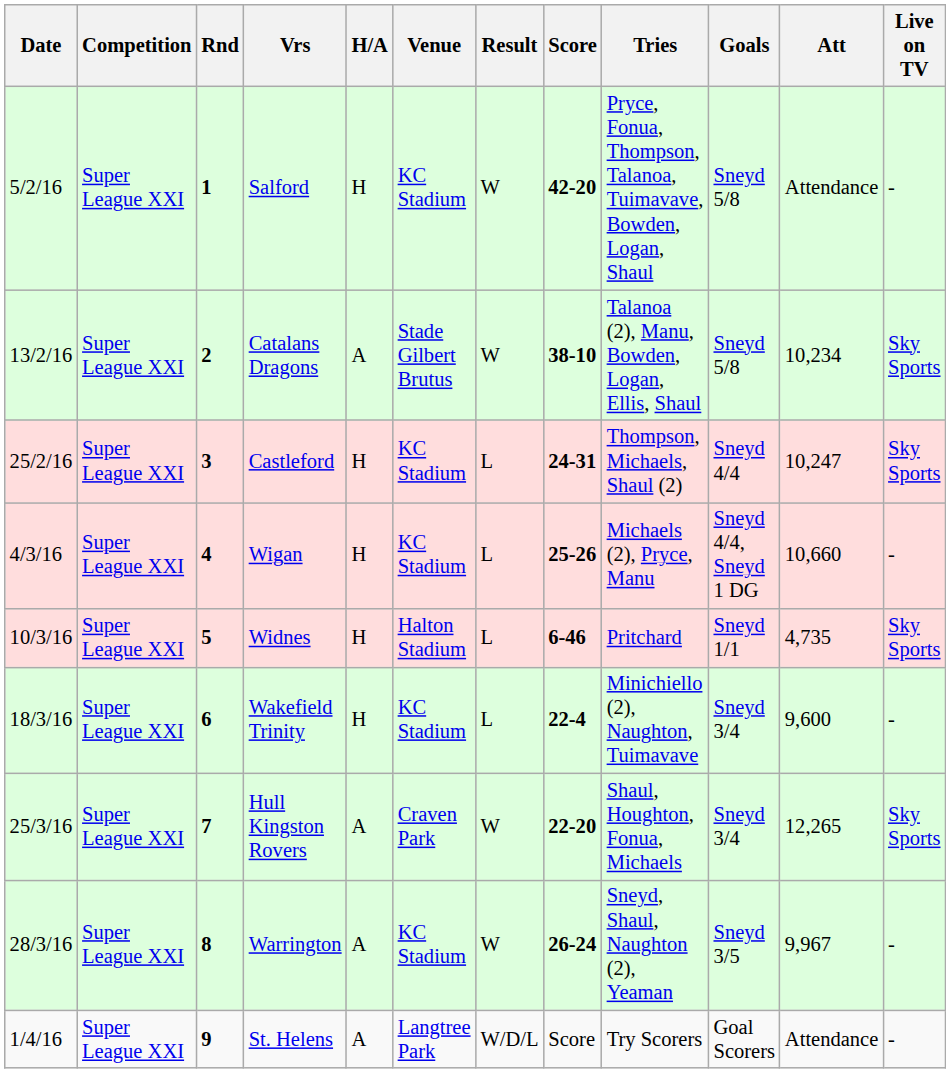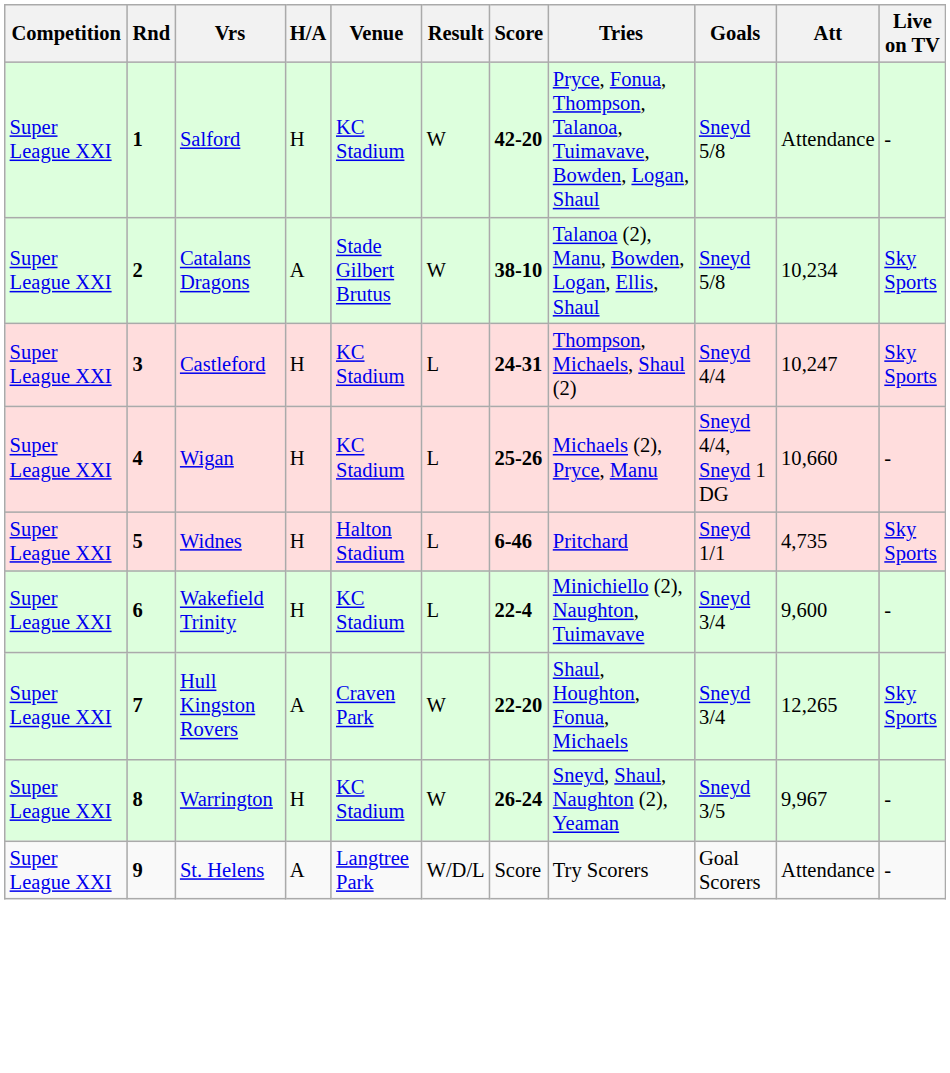- column: (41, 45)
(359, 944) A -> (297, 799) H
